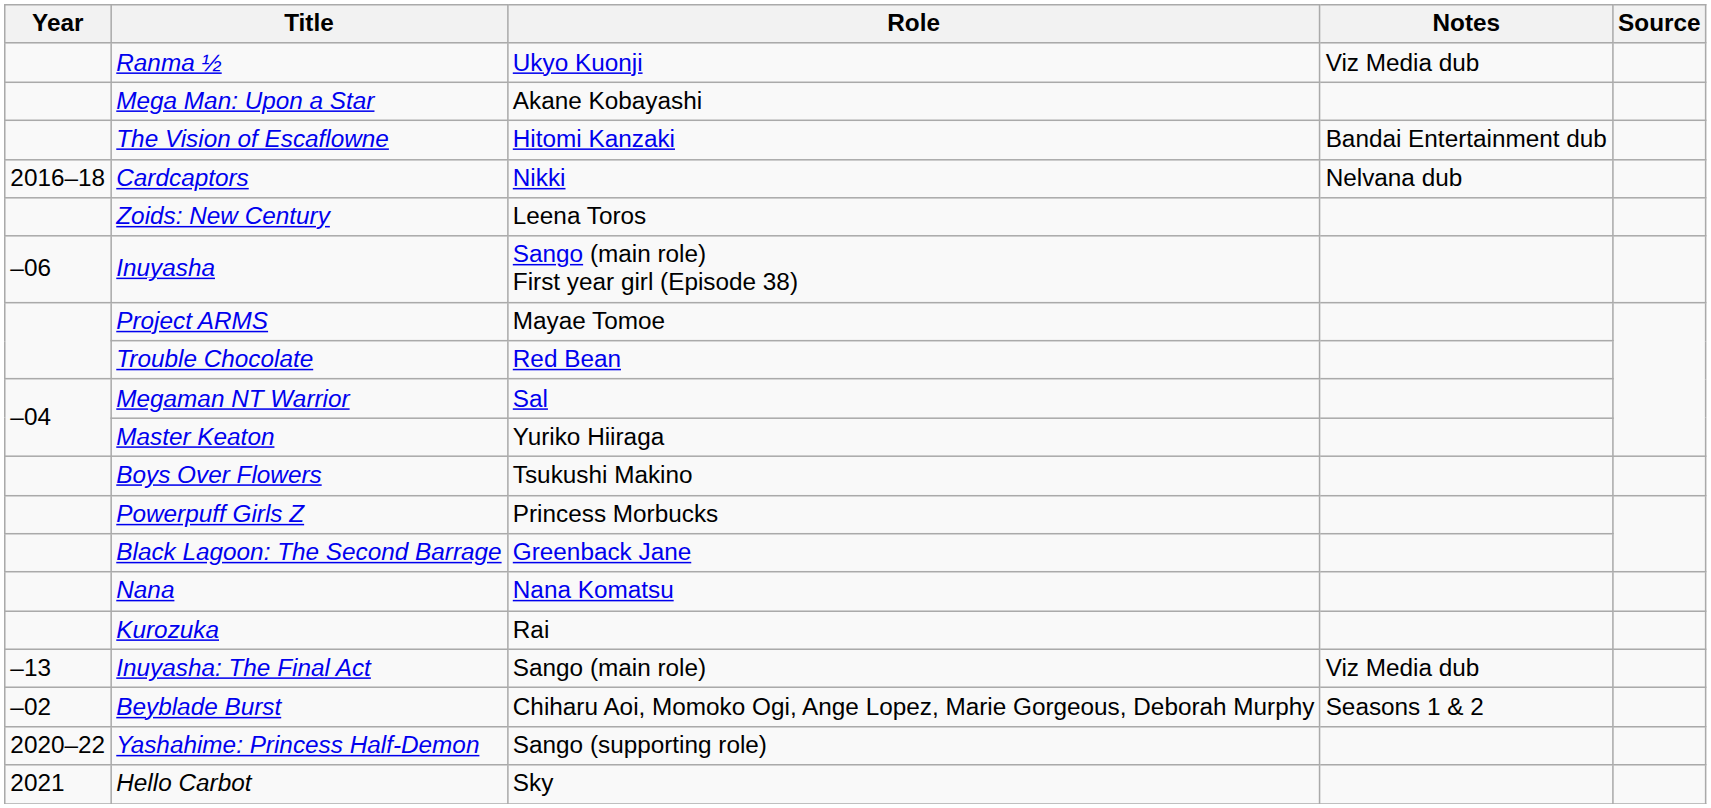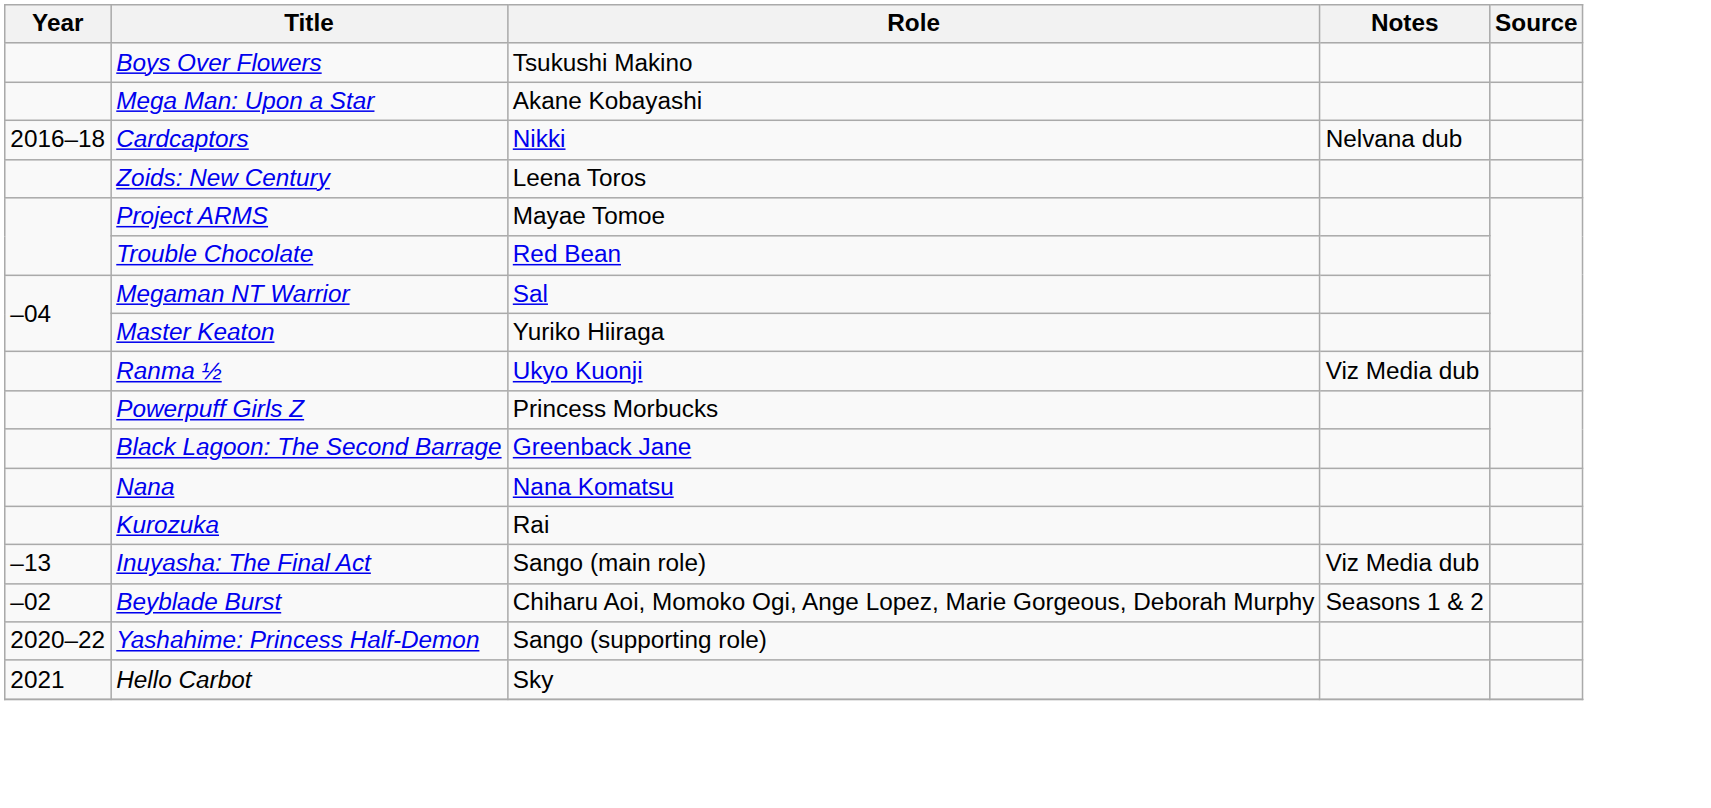rows swapped: (169, 62) <-> (219, 475)
- row: (253, 139)
- row: (166, 268)
